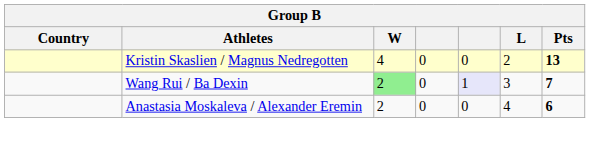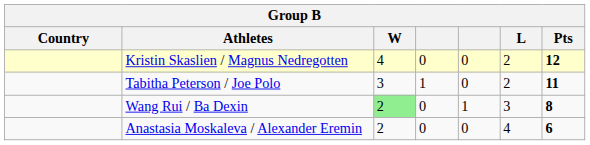(553, 60) 13 -> (553, 60) 12
+ row: (203, 83)
(465, 83) lavender background -> (465, 106) no background
(549, 83) 7 -> (549, 106) 8
